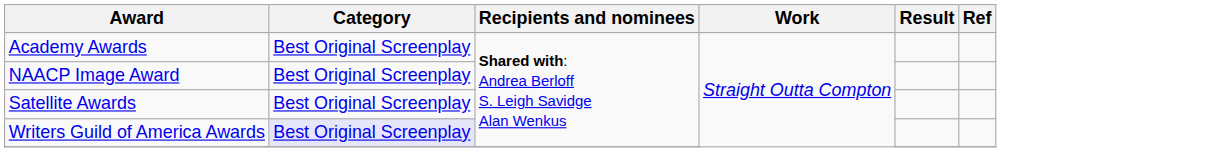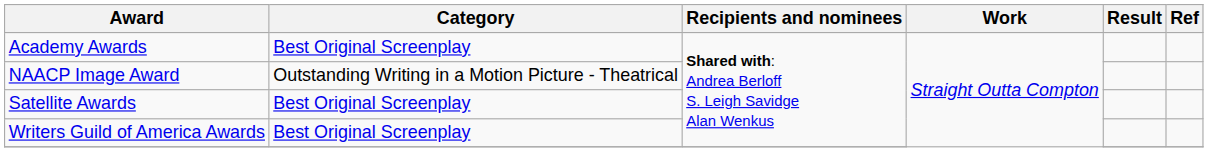(372, 75) Best Original Screenplay -> (476, 75) Outstanding Writing in a Motion Picture - Theatrical
(372, 132) lavender background -> (372, 132) no background
